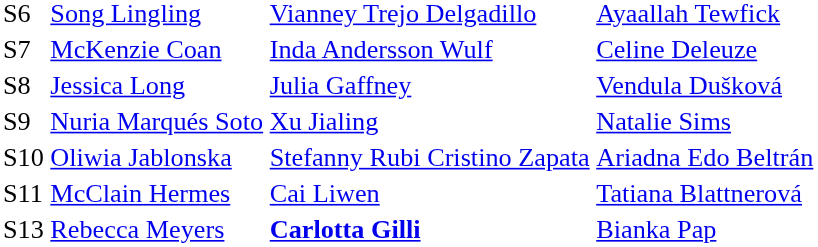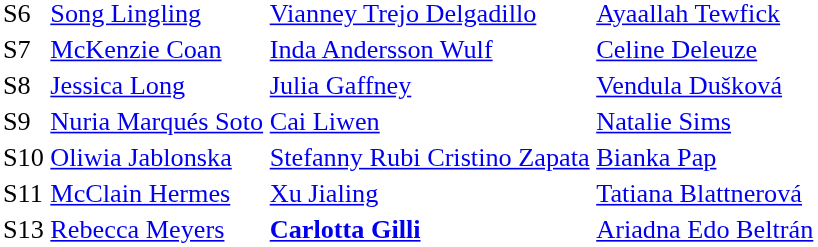(324, 121) Xu Jialing -> (325, 121) Cai Liwen
(705, 157) Ariadna Edo Beltrán -> (656, 157) Bianka Pap
(325, 193) Cai Liwen -> (324, 193) Xu Jialing
(656, 229) Bianka Pap -> (705, 229) Ariadna Edo Beltrán
